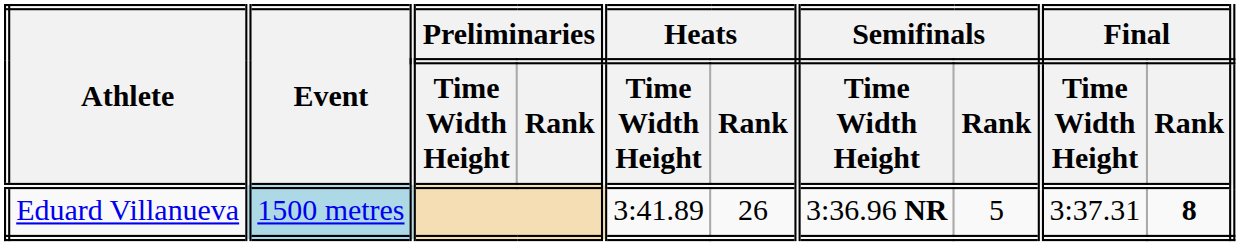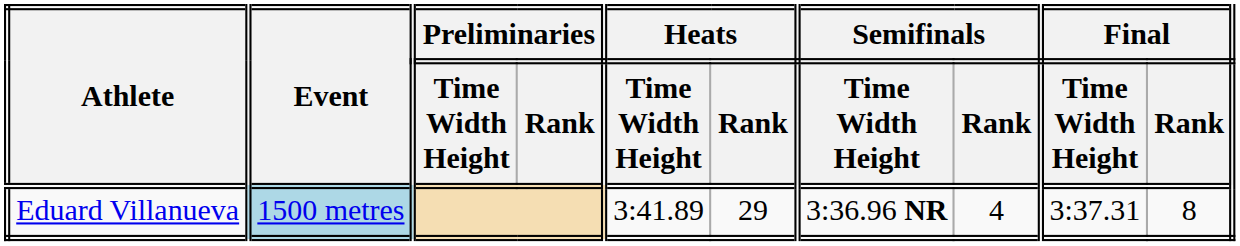(753, 211) 26 -> (753, 211) 29
(996, 211) 5 -> (996, 211) 4
(1189, 211) bold -> (1189, 211) normal
